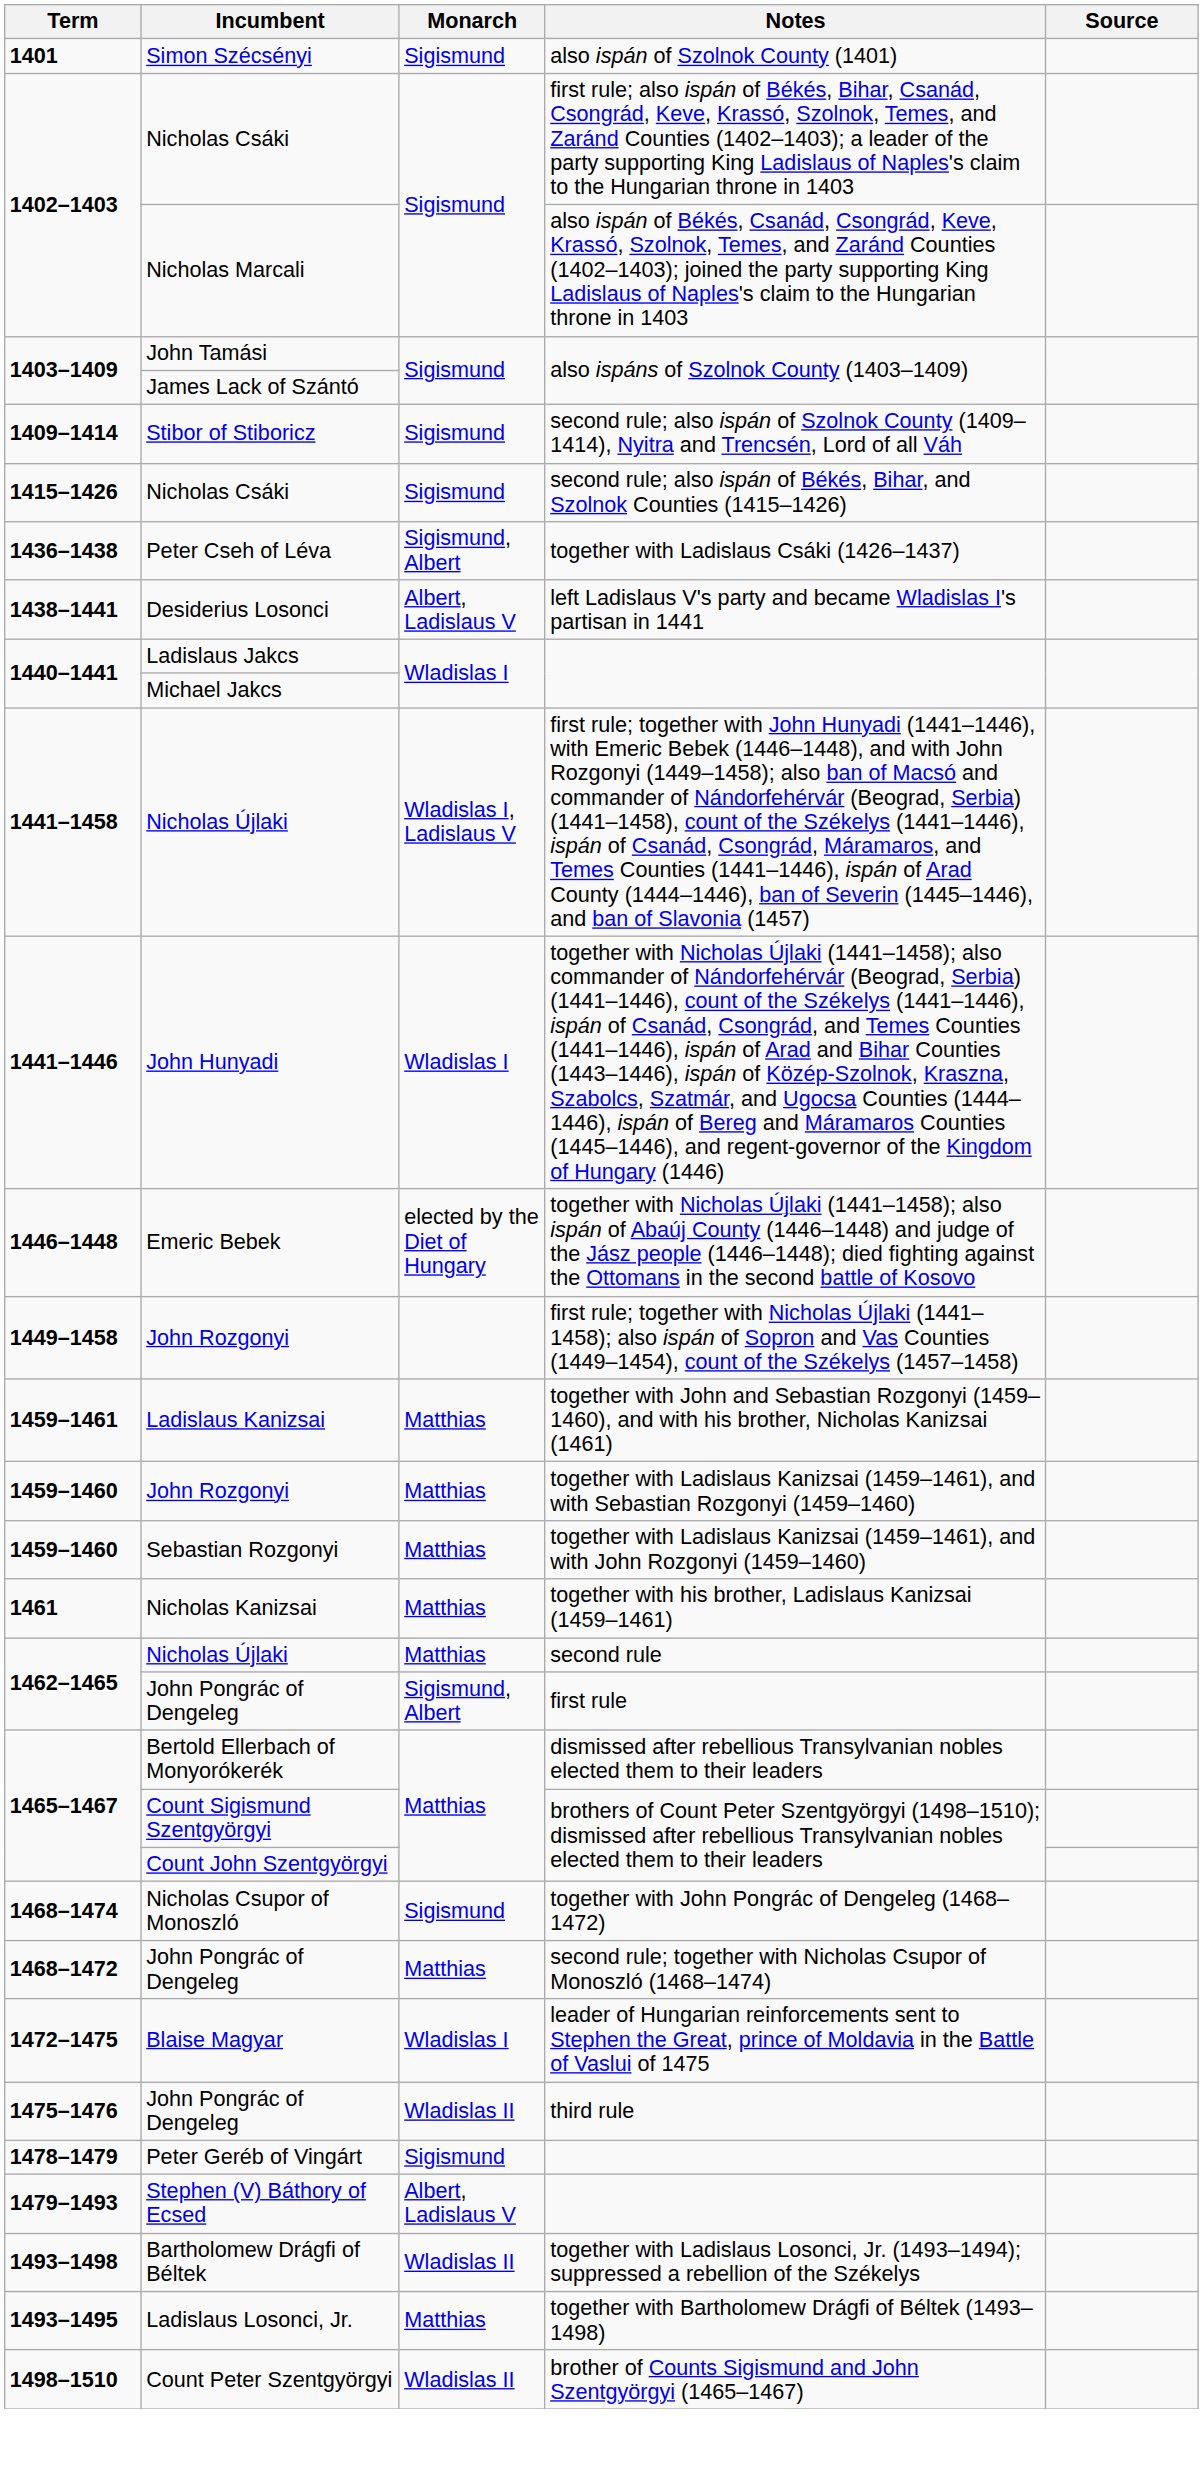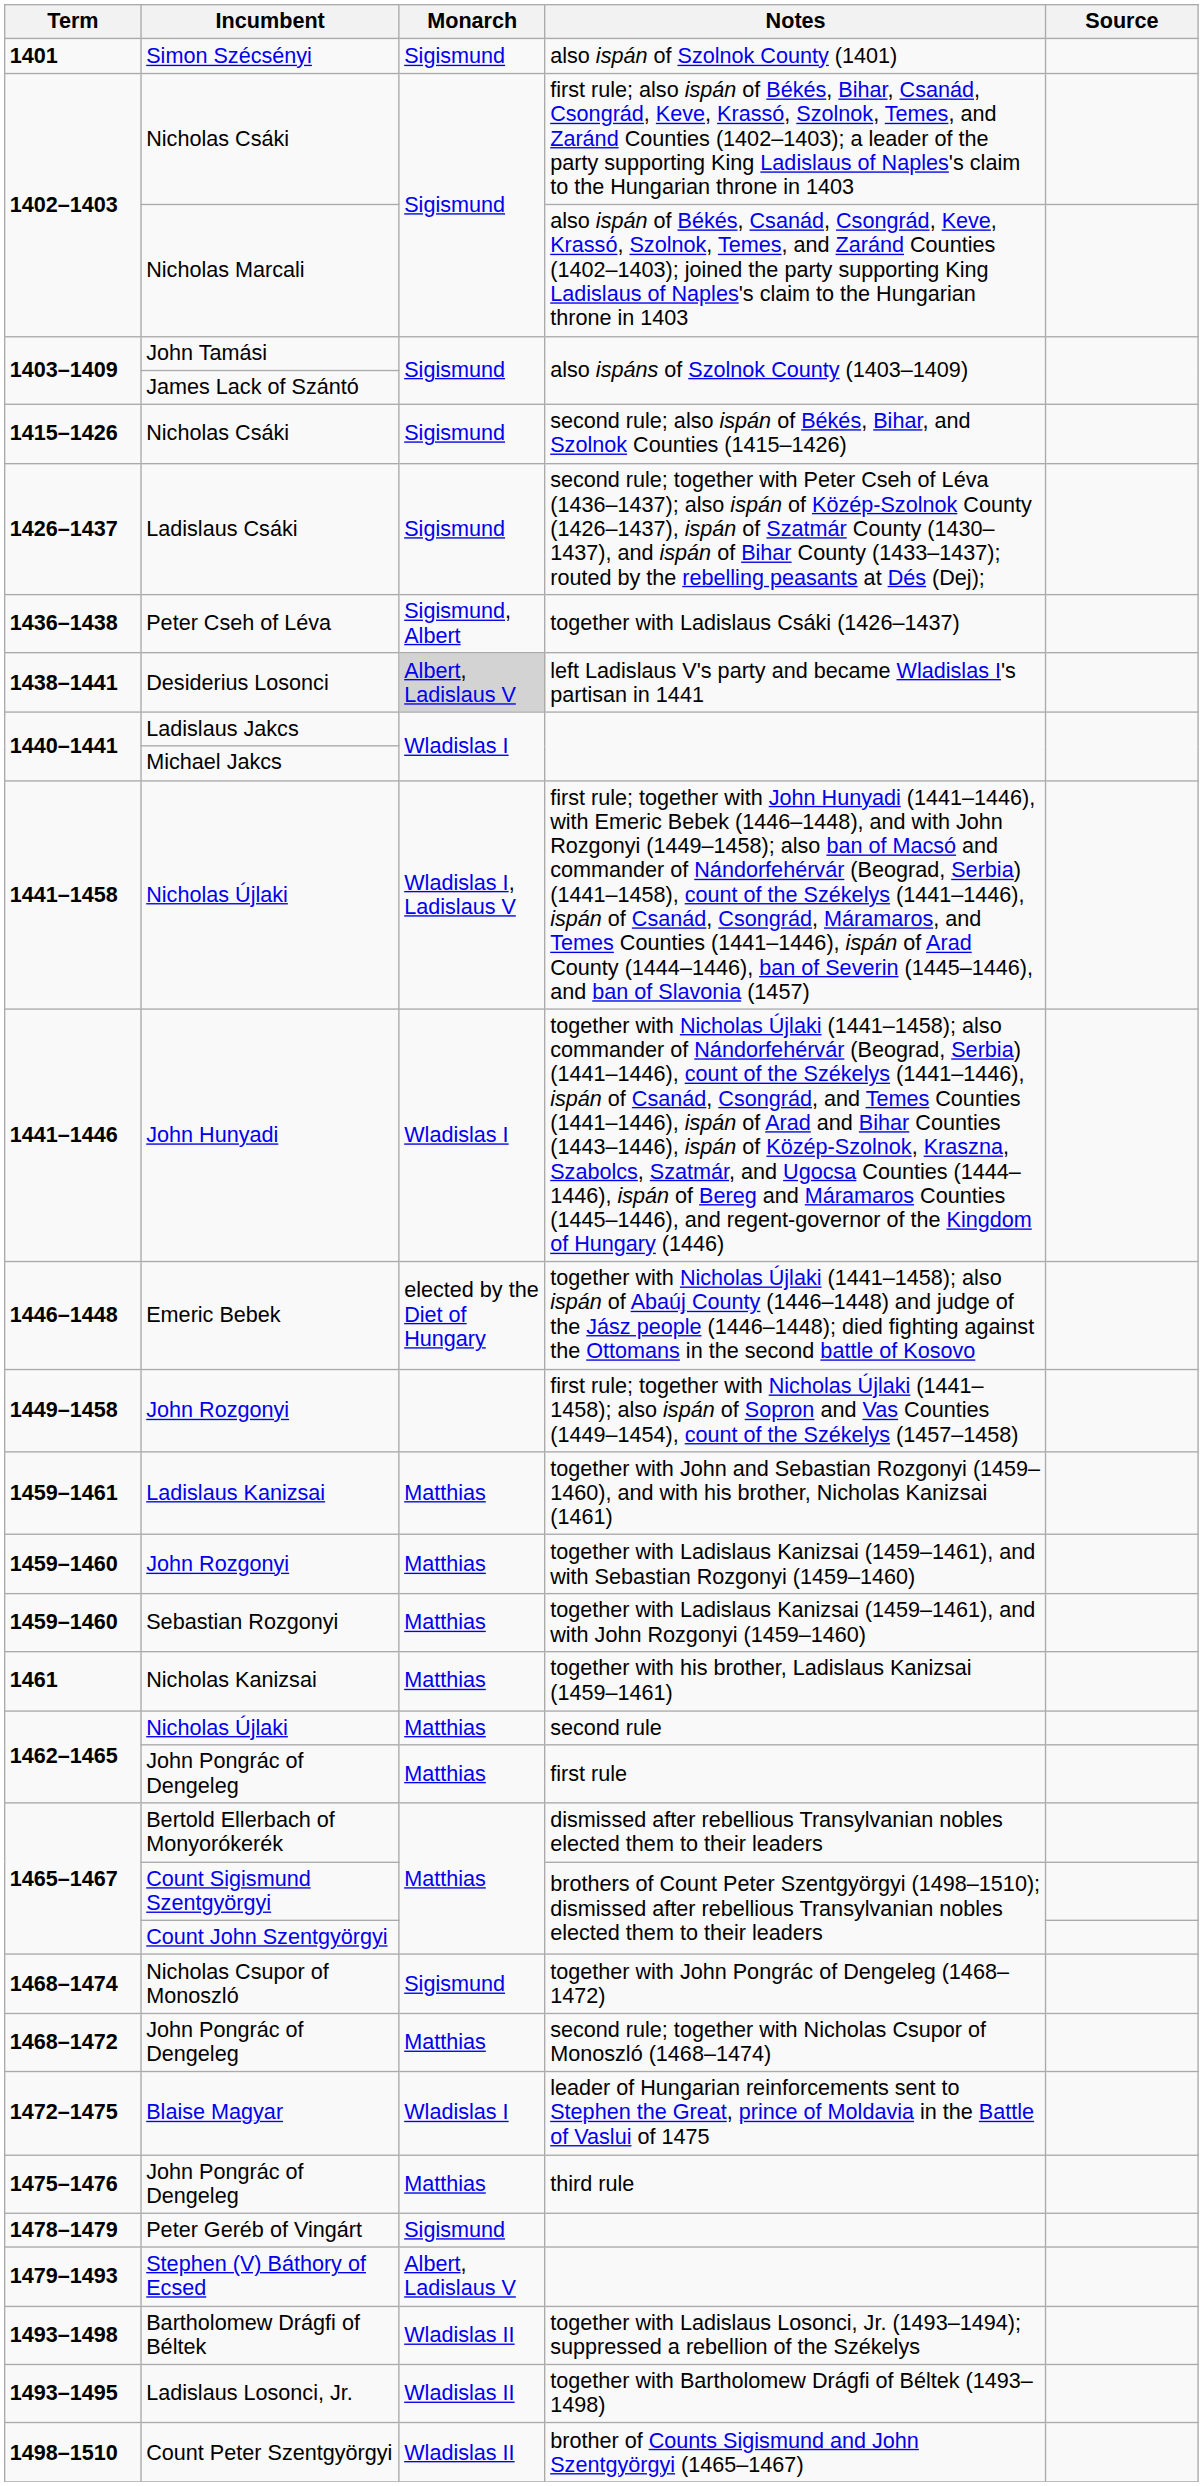- row: (231, 433)
+ row: (222, 528)
(460, 609) no background -> (460, 682) lightgrey background
(458, 1700) Sigismund, Albert -> (445, 1773) Matthias
(459, 2110) Wladislas II -> (445, 2183) Matthias
(445, 2320) Matthias -> (459, 2393) Wladislas II
